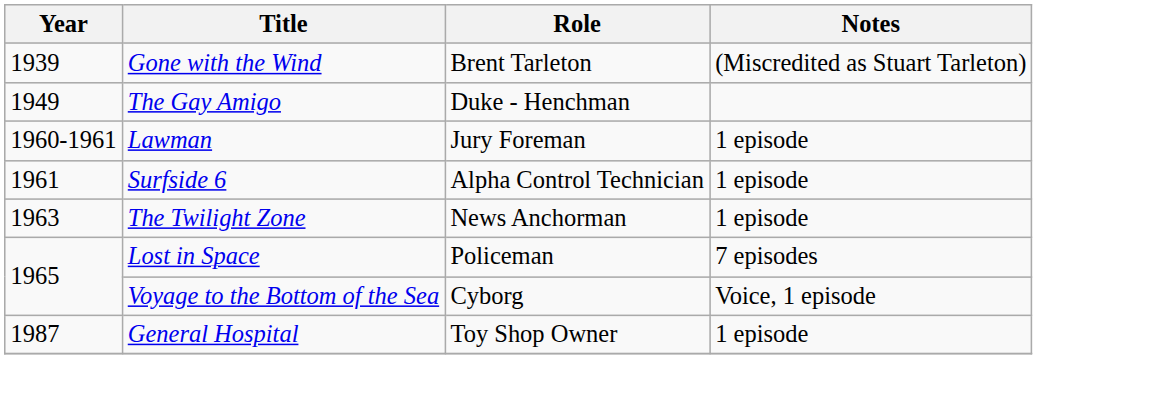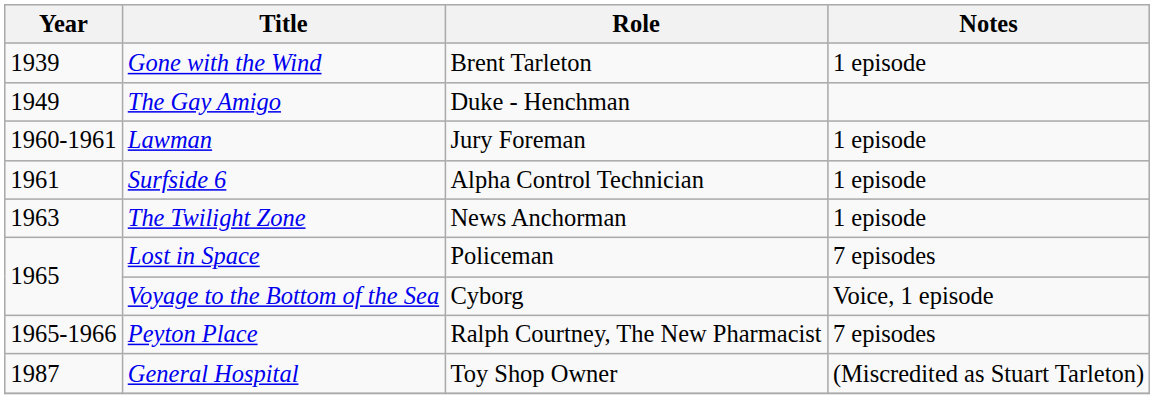(871, 62) (Miscredited as Stuart Tarleton) -> (879, 62) 1 episode
+ row: (193, 334)
(762, 334) 1 episode -> (989, 373) (Miscredited as Stuart Tarleton)
